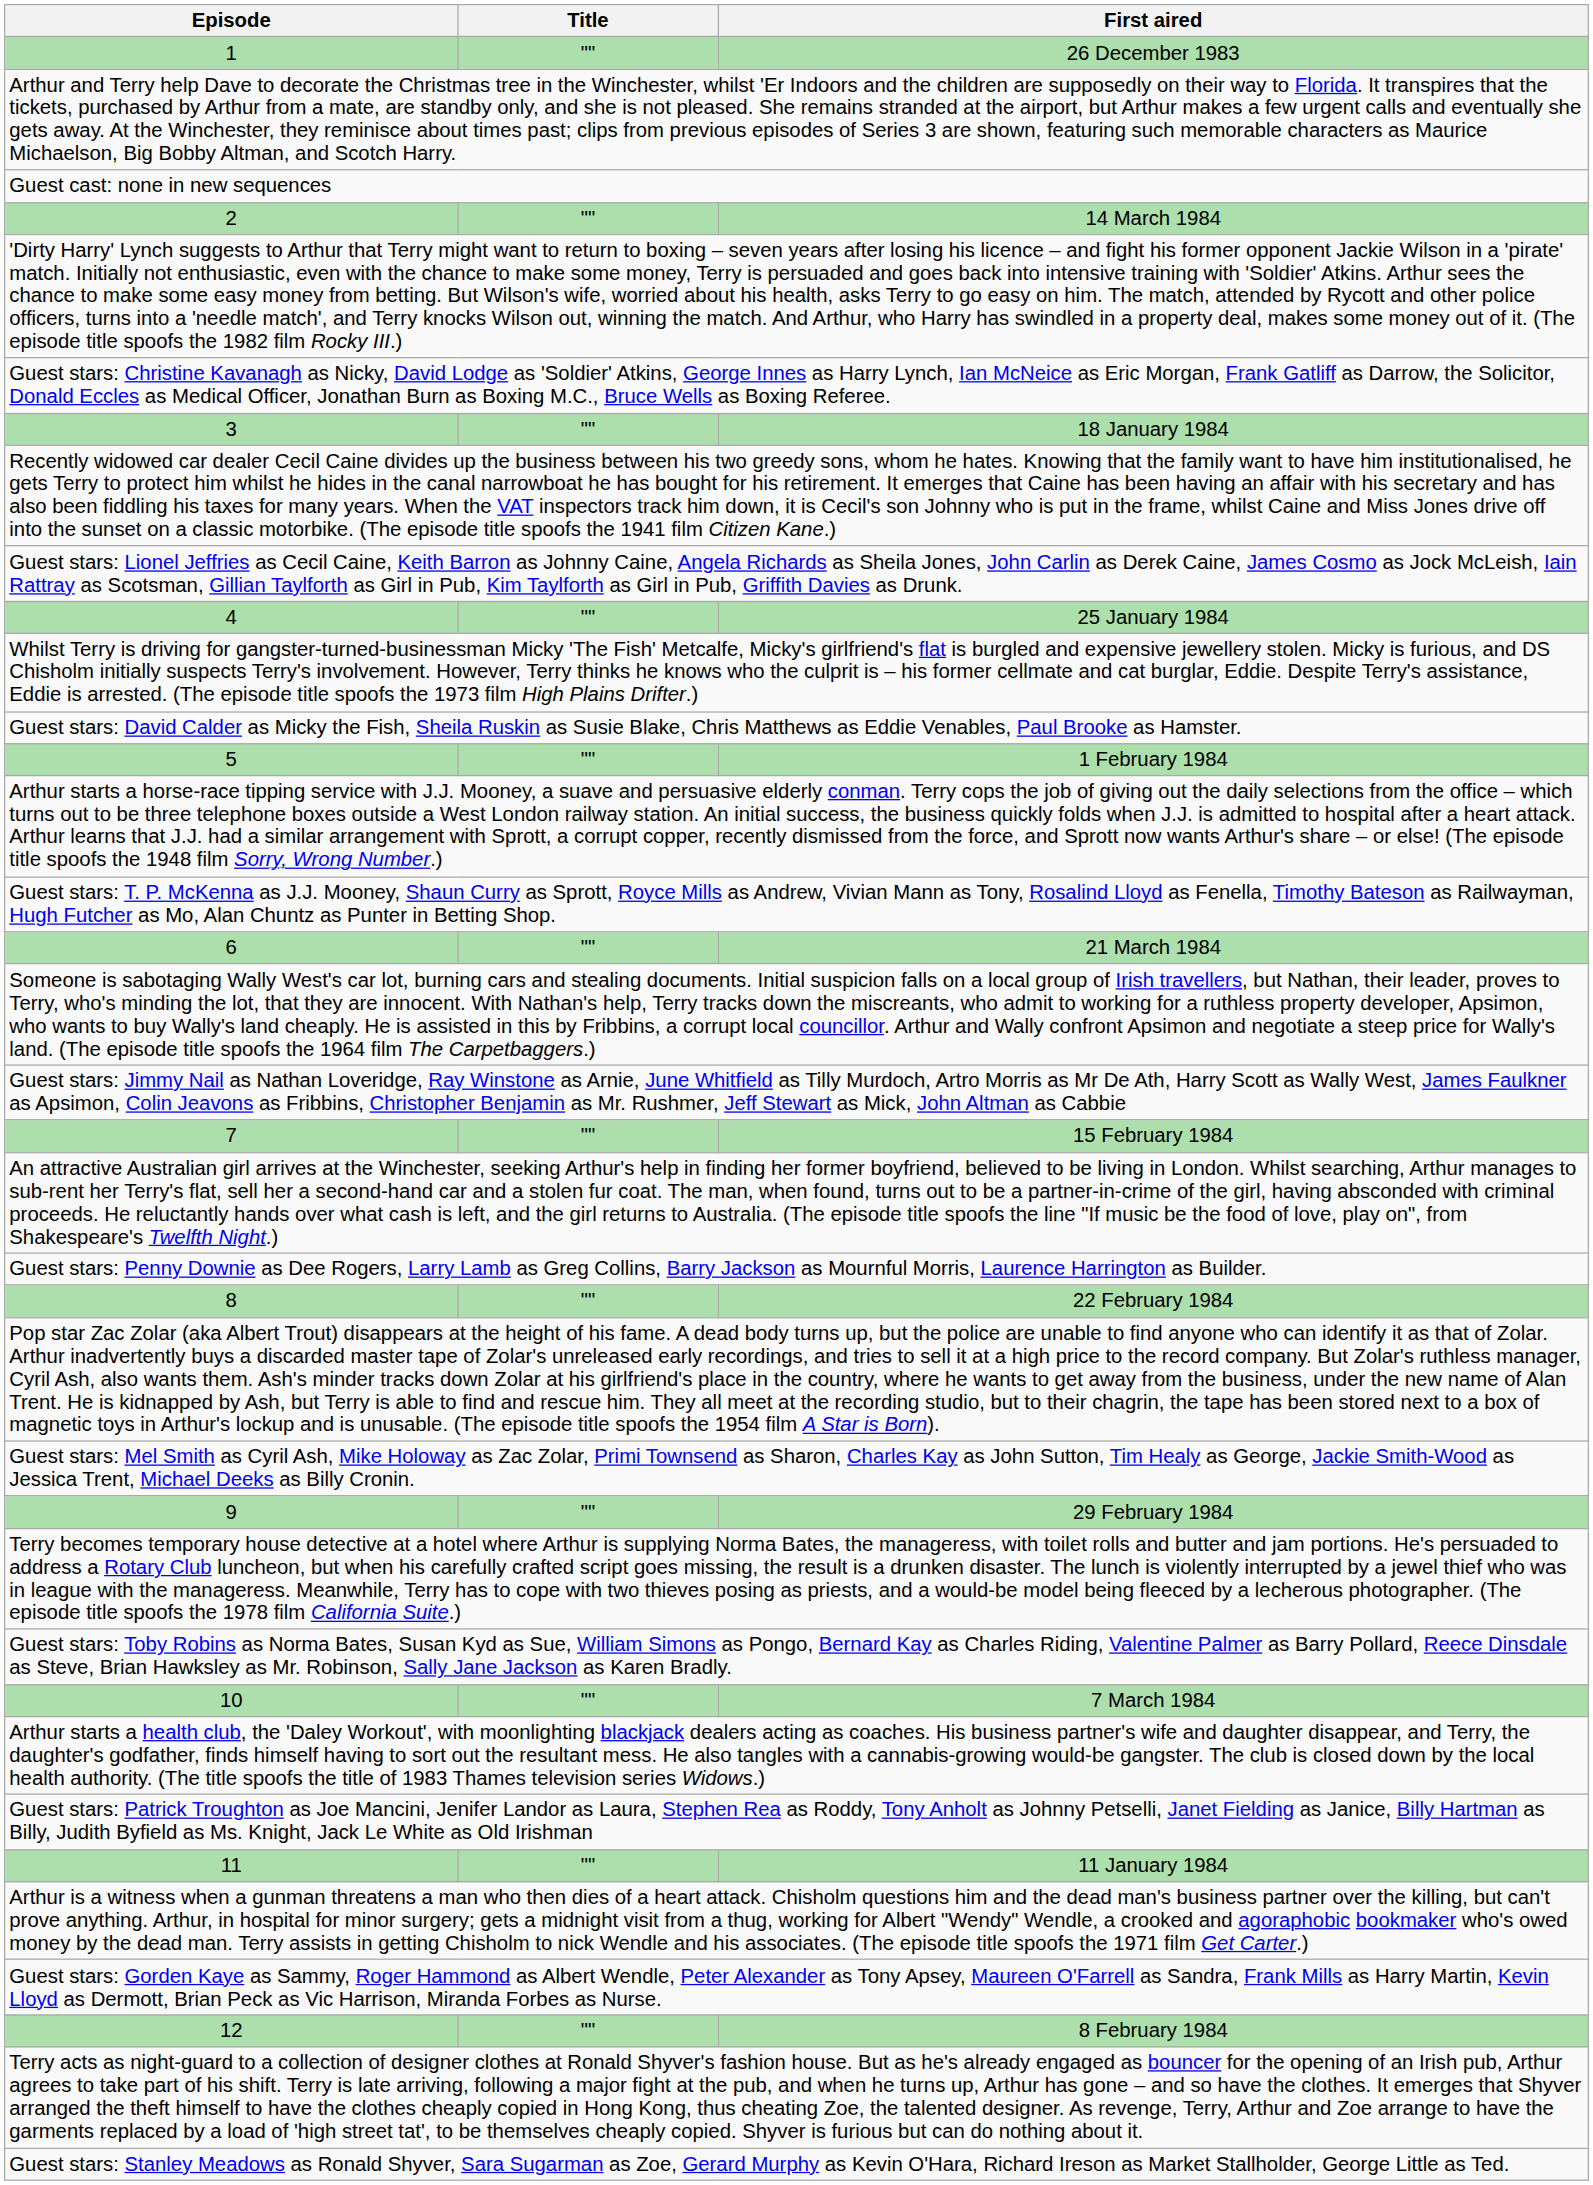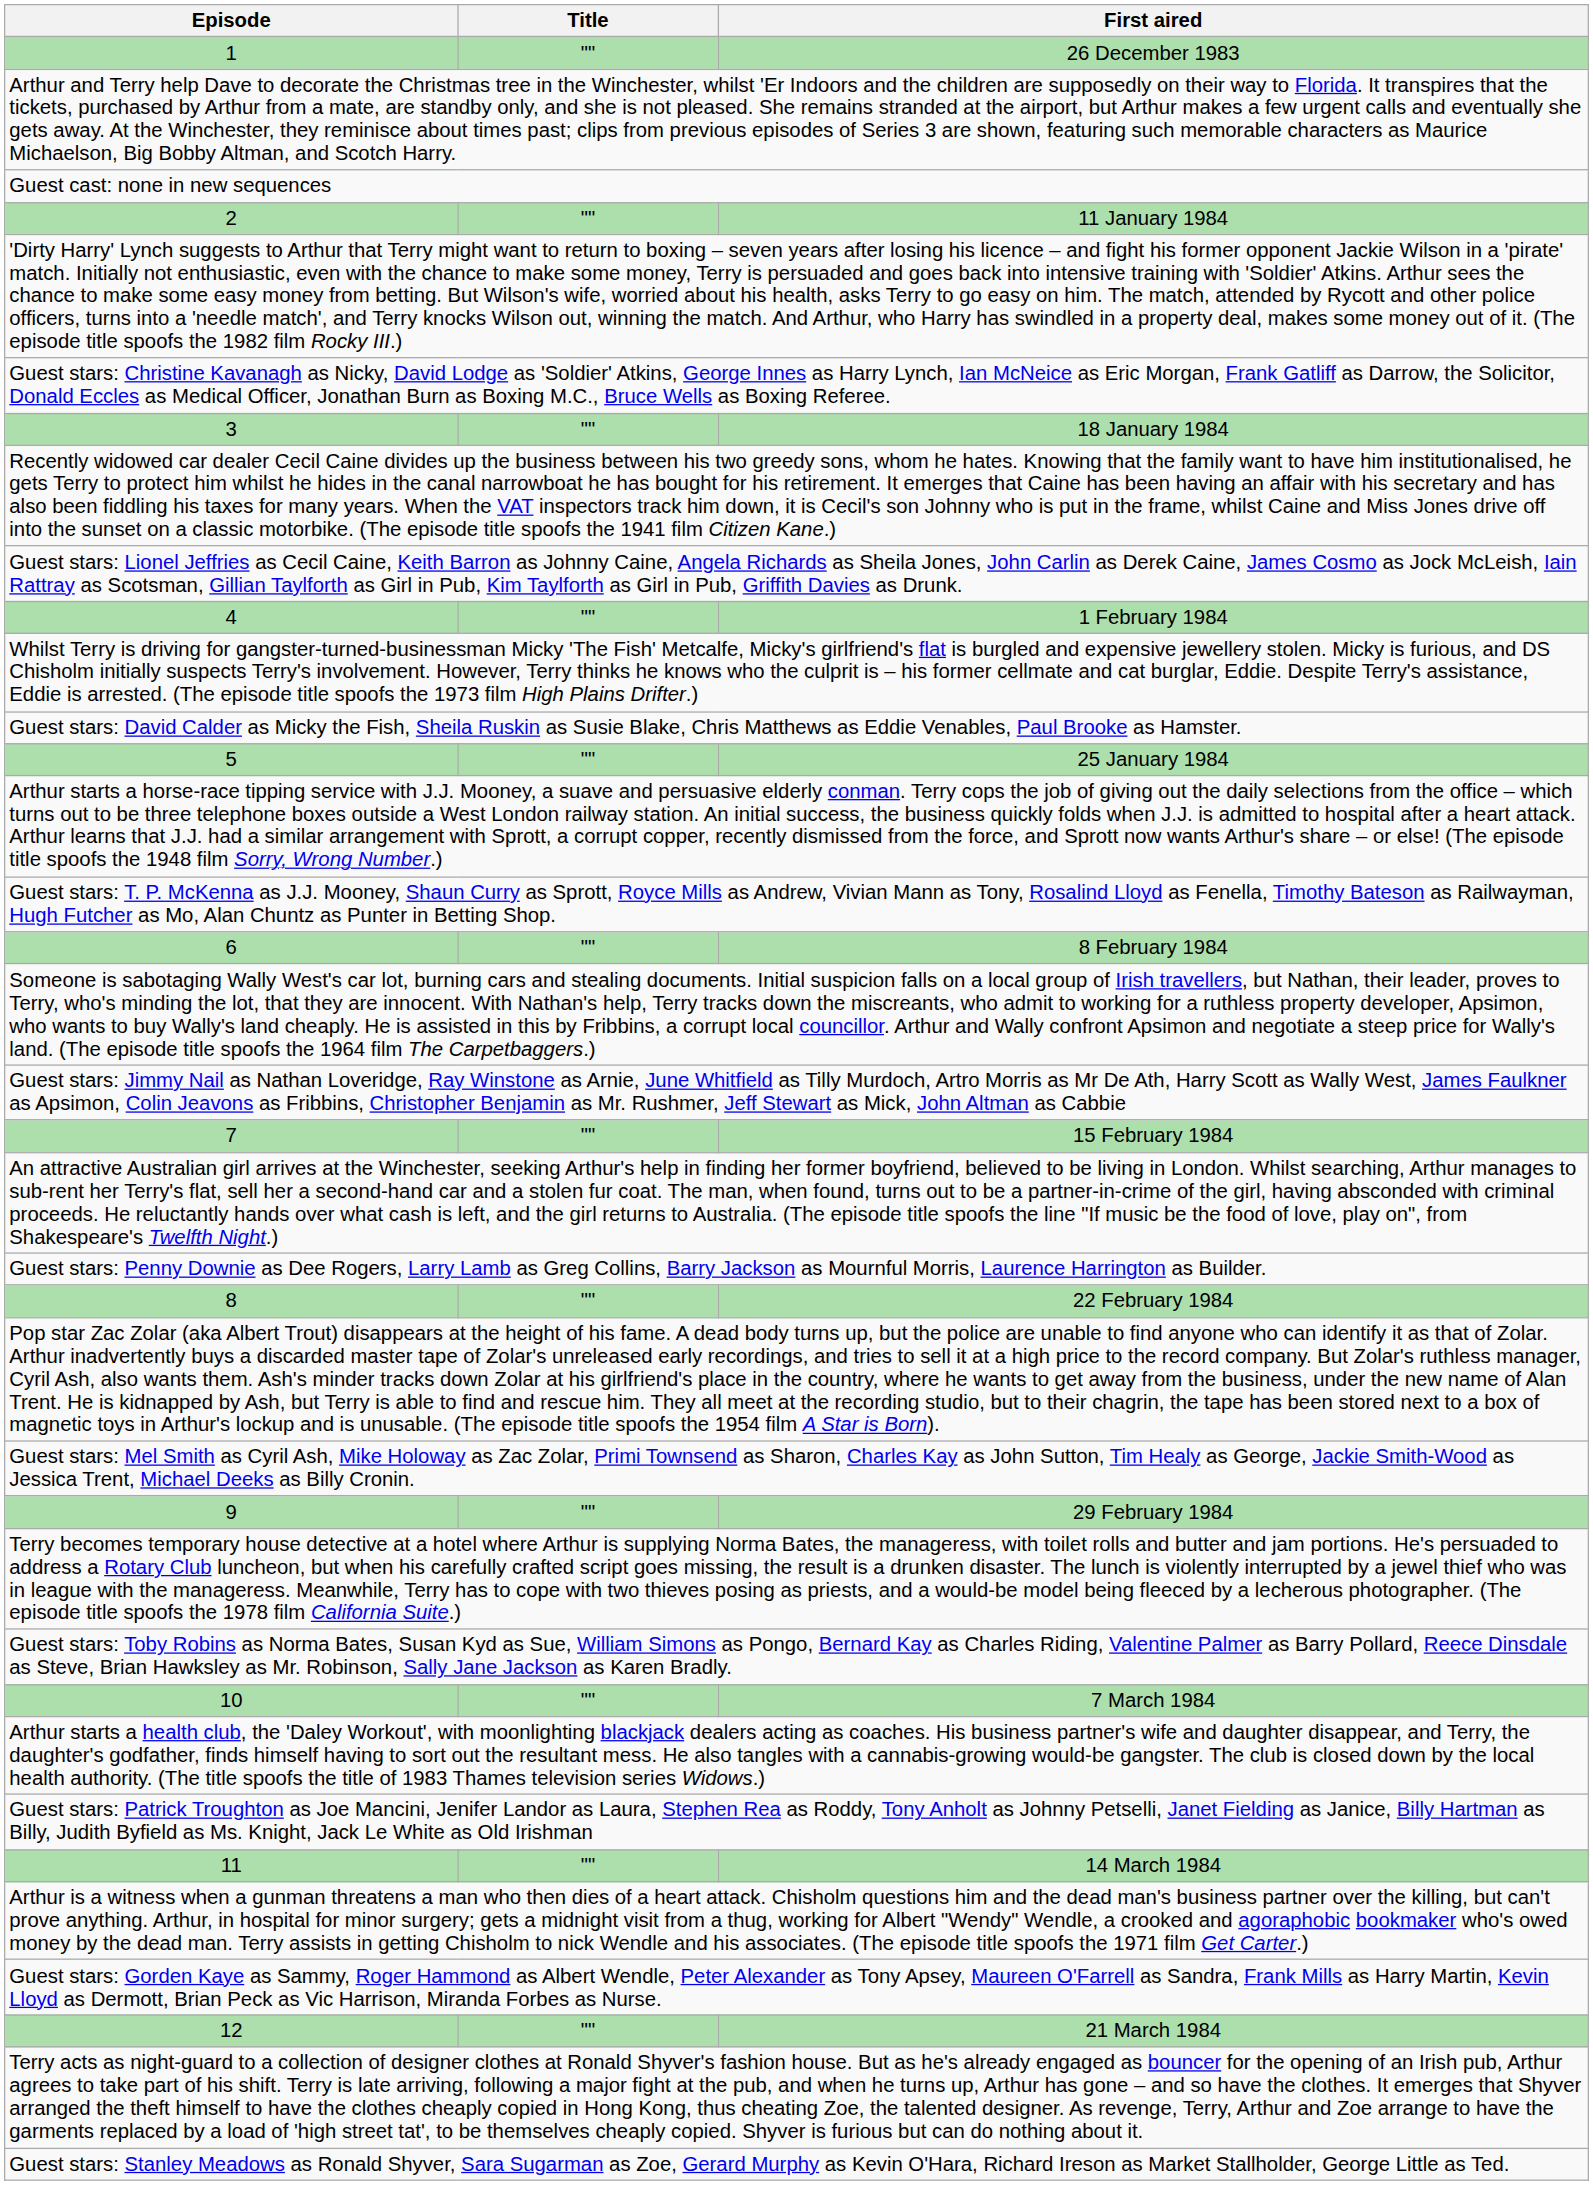(1153, 218) 14 March 1984 -> (1153, 218) 11 January 1984
(1153, 617) 25 January 1984 -> (1153, 617) 1 February 1984
(1153, 759) 1 February 1984 -> (1153, 759) 25 January 1984
(1153, 947) 21 March 1984 -> (1153, 947) 8 February 1984
(1153, 1865) 11 January 1984 -> (1153, 1865) 14 March 1984
(1153, 2030) 8 February 1984 -> (1153, 2030) 21 March 1984
